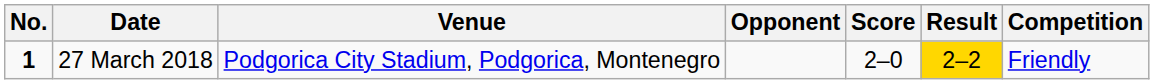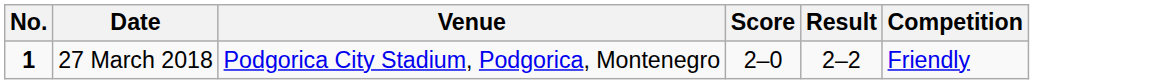- column: (786, 22)
(962, 59) gold background -> (841, 59) no background
